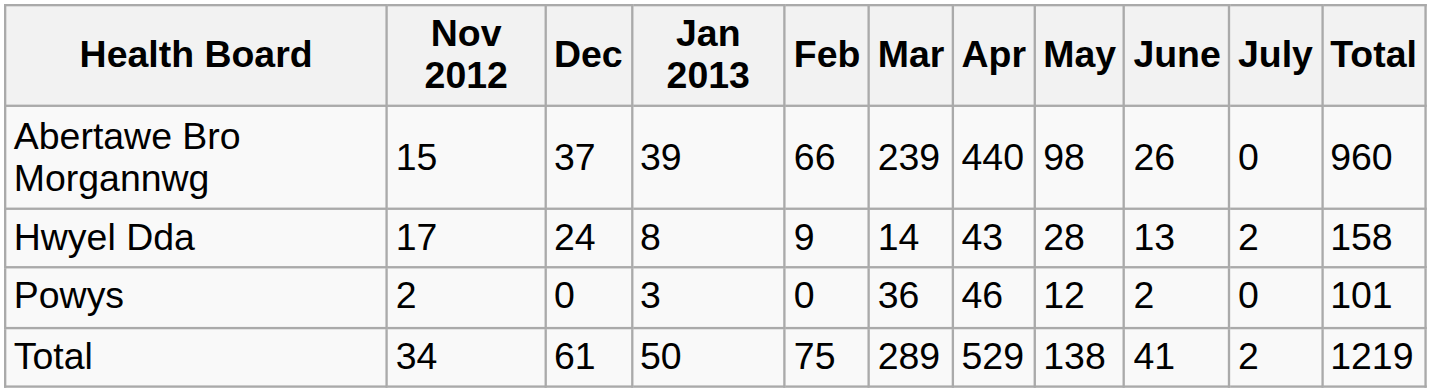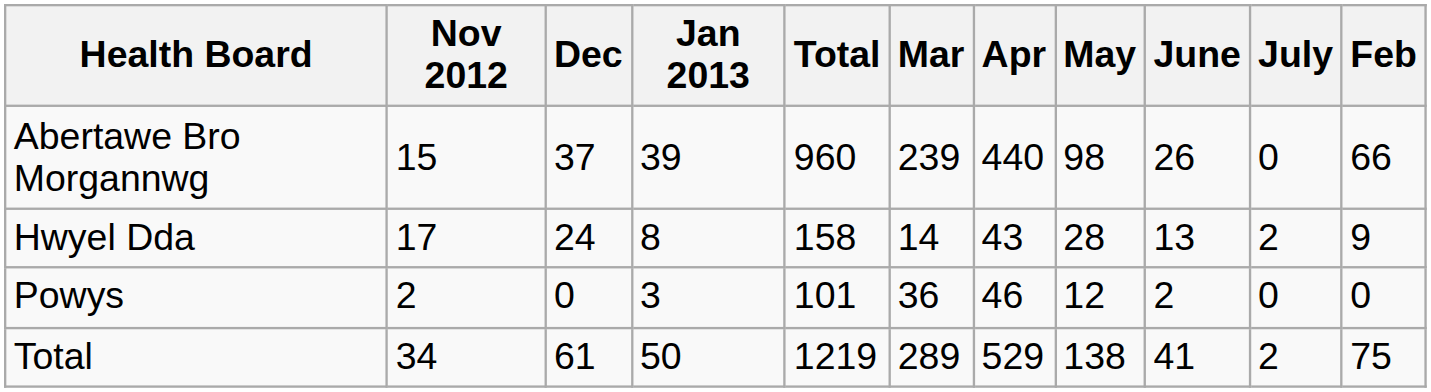columns swapped: (827, 55) <-> (1374, 55)
